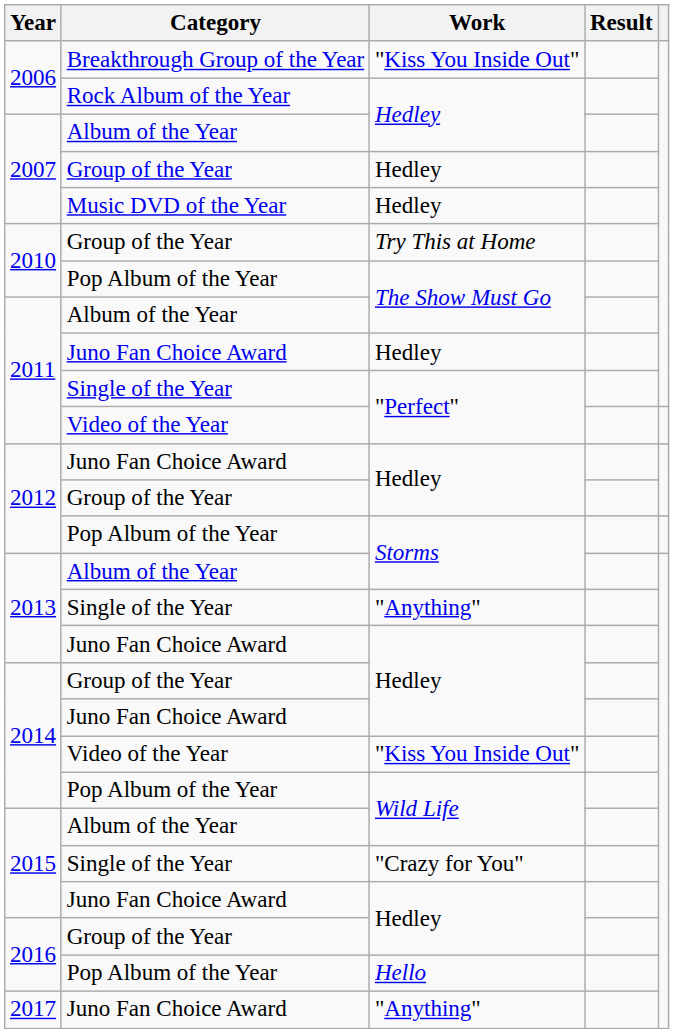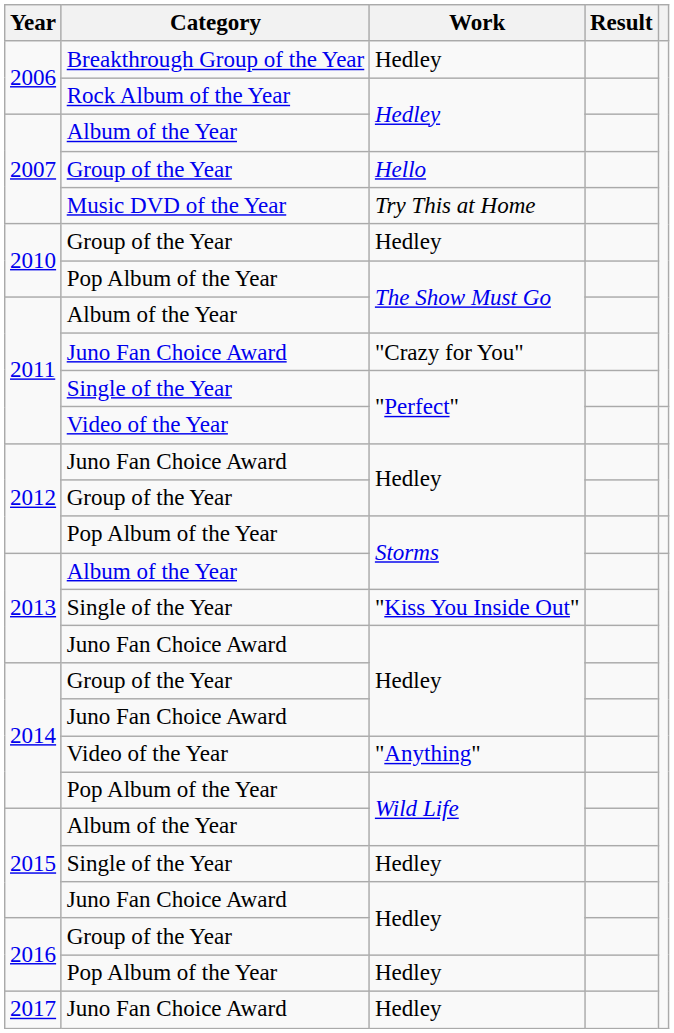(477, 59) "Kiss You Inside Out" -> (408, 59) Hedley
(408, 168) Hedley -> (400, 168) Hello
(408, 205) Hedley -> (455, 205) Try This at Home
(455, 242) Try This at Home -> (408, 242) Hedley
(408, 351) Hedley -> (449, 351) "Crazy for You"
(428, 607) "Anything" -> (477, 607) "Kiss You Inside Out"
(477, 753) "Kiss You Inside Out" -> (428, 753) "Anything"
(449, 863) "Crazy for You" -> (408, 863) Hedley
(400, 972) Hello -> (408, 972) Hedley
(428, 1009) "Anything" -> (408, 1009) Hedley
